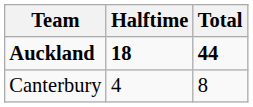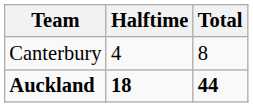rows swapped: (52, 53) <-> (55, 85)
